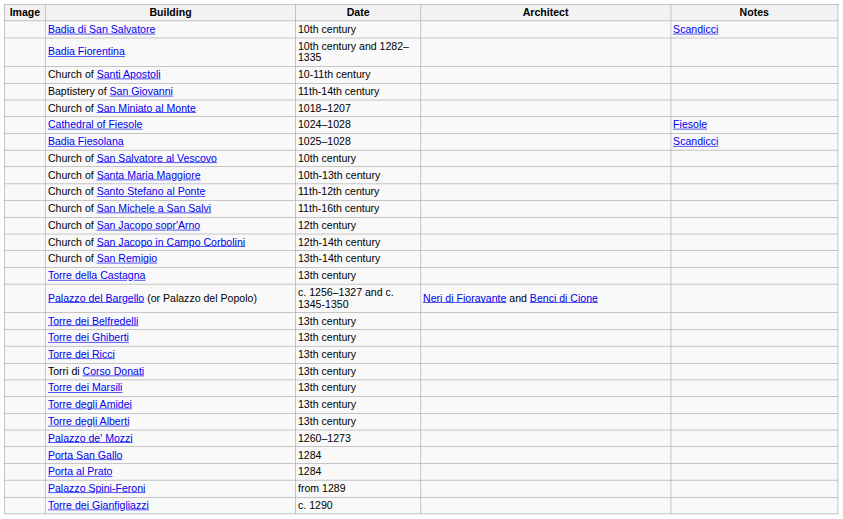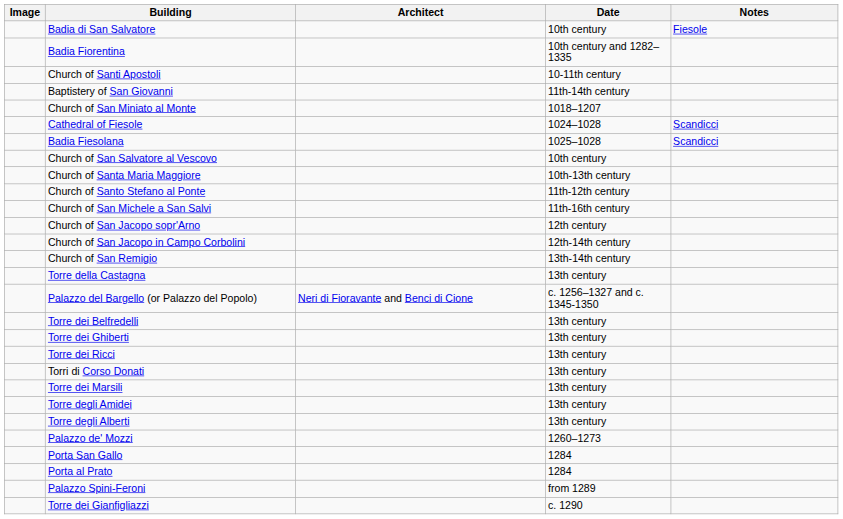columns swapped: (358, 12) <-> (546, 12)
(696, 29) Scandicci -> (690, 29) Fiesole
(690, 125) Fiesole -> (696, 125) Scandicci
